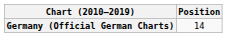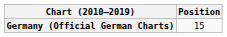(199, 26) 14 -> (199, 26) 15
